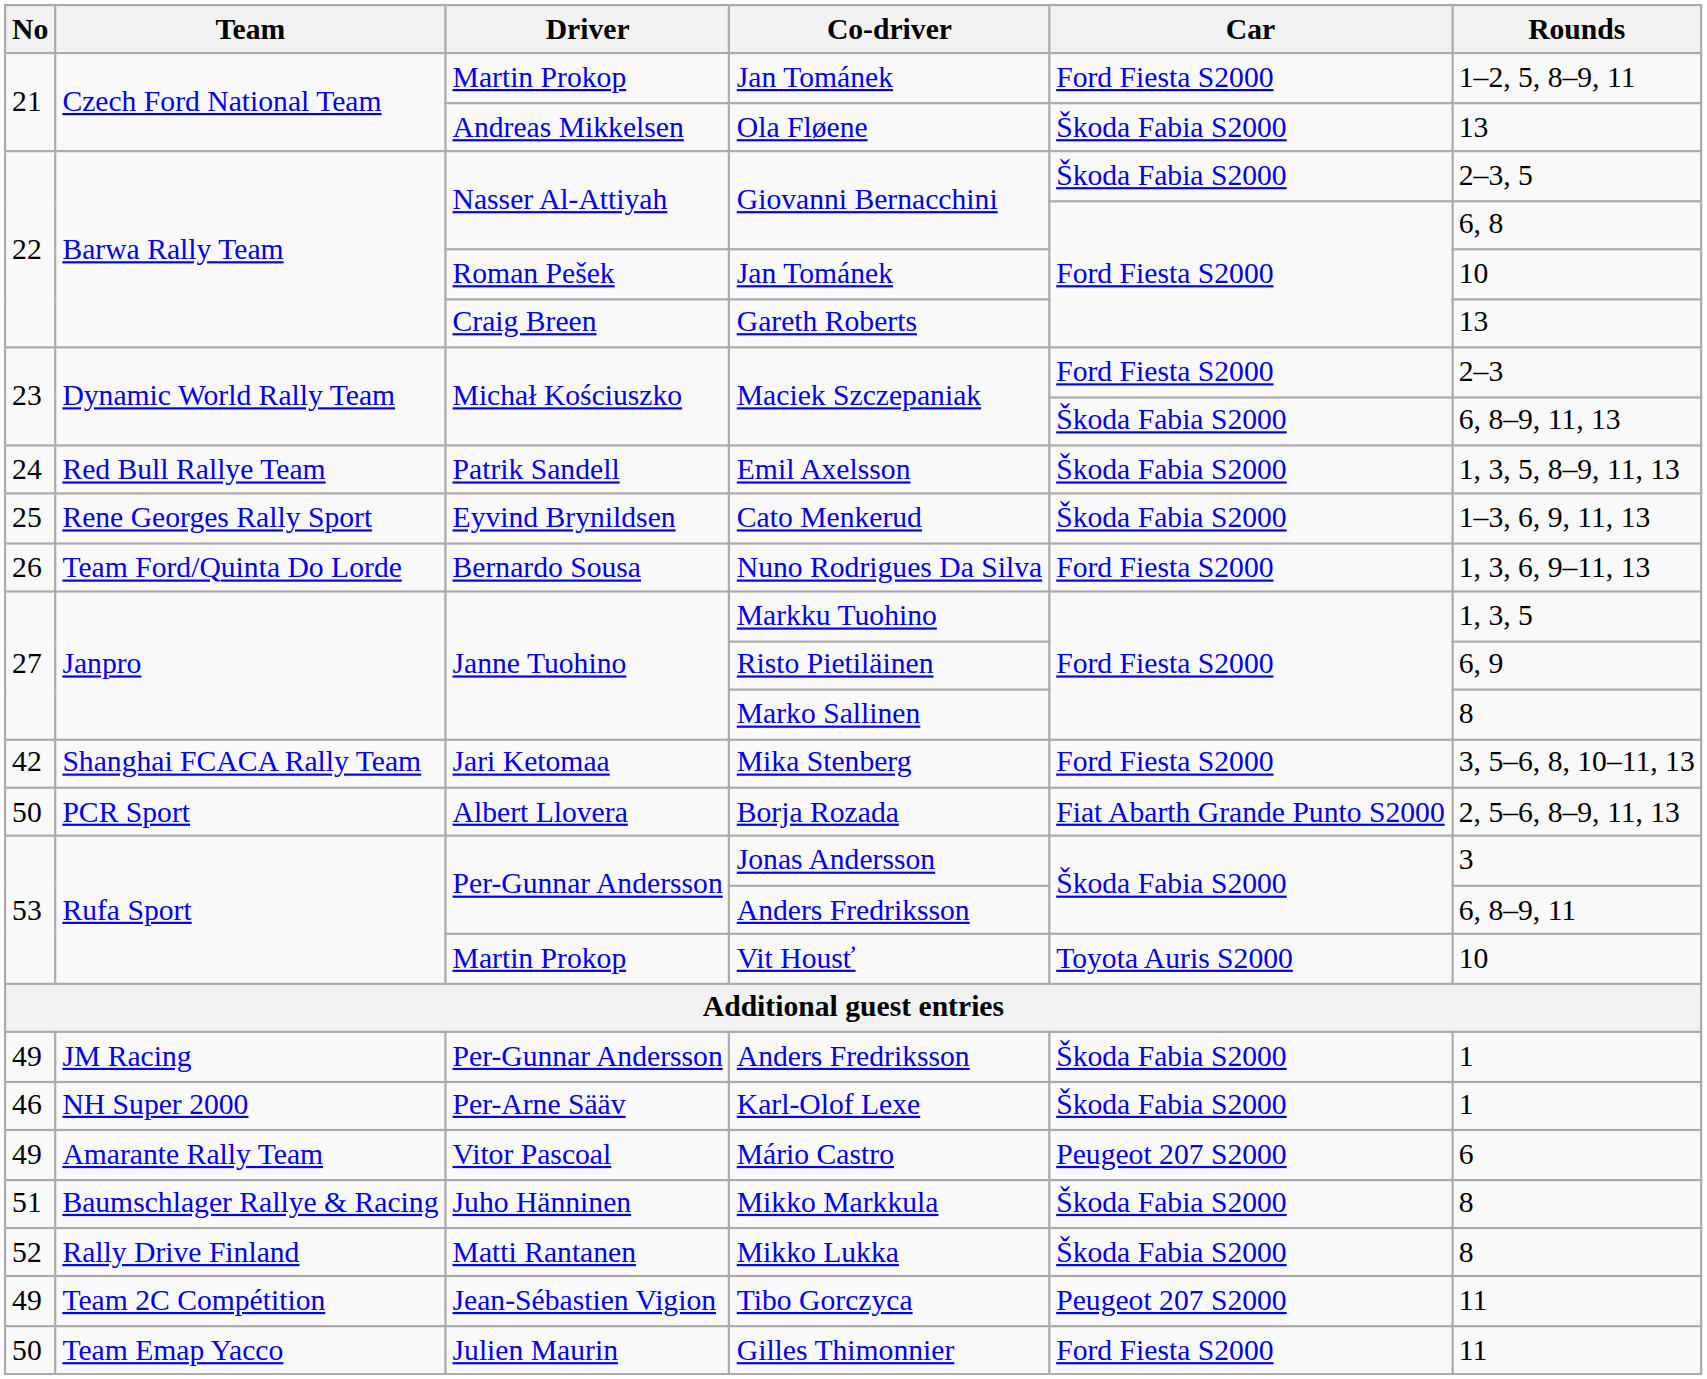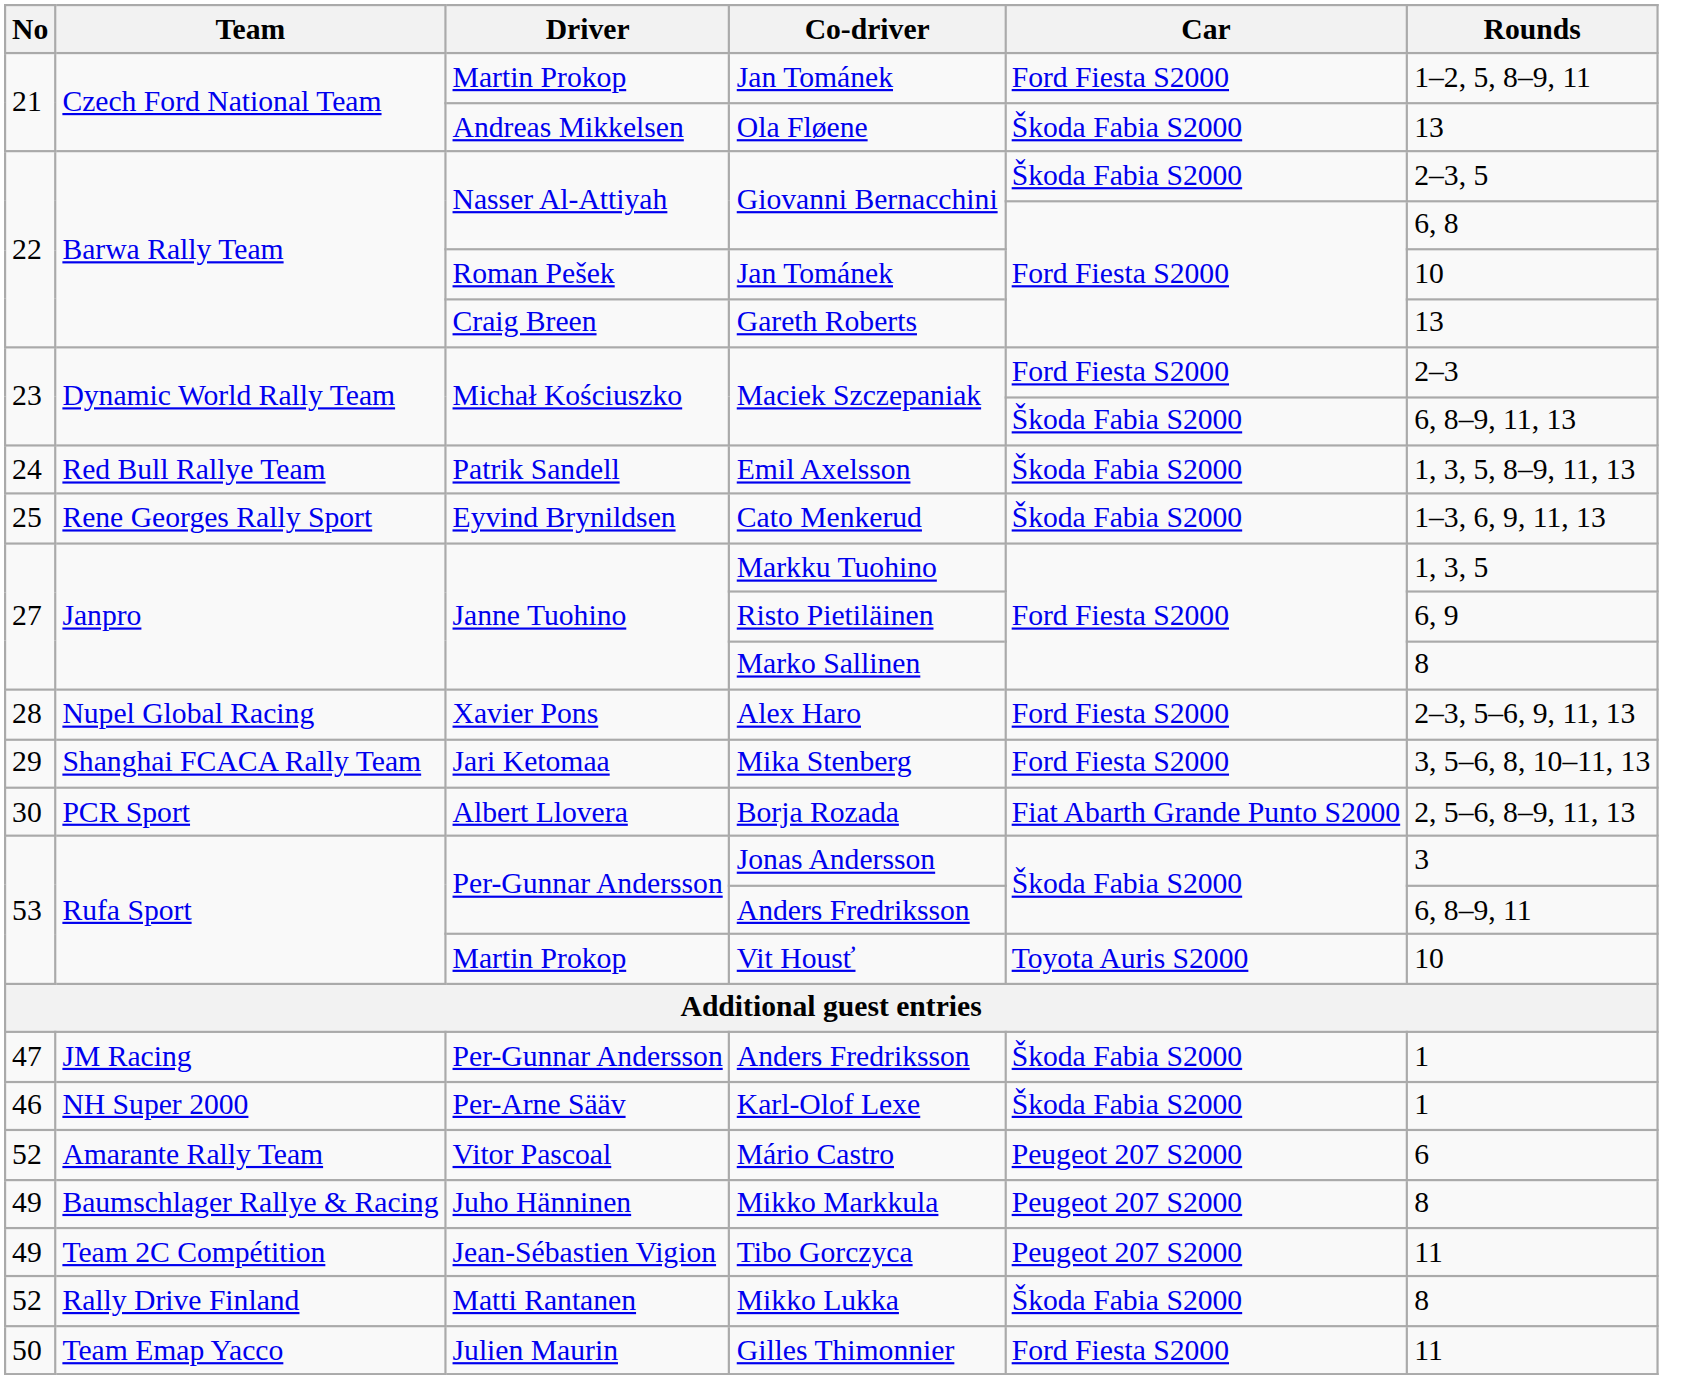- row: (232, 566)
+ row: (188, 713)
(27, 762) 42 -> (27, 762) 29
(27, 811) 50 -> (27, 811) 30
(27, 1055) 49 -> (27, 1055) 47
(27, 1153) 49 -> (27, 1153) 52
(27, 1202) 51 -> (27, 1202) 49
(1171, 1202) Škoda Fabia S2000 -> (1127, 1202) Peugeot 207 S2000
rows swapped: (181, 1251) <-> (194, 1300)
